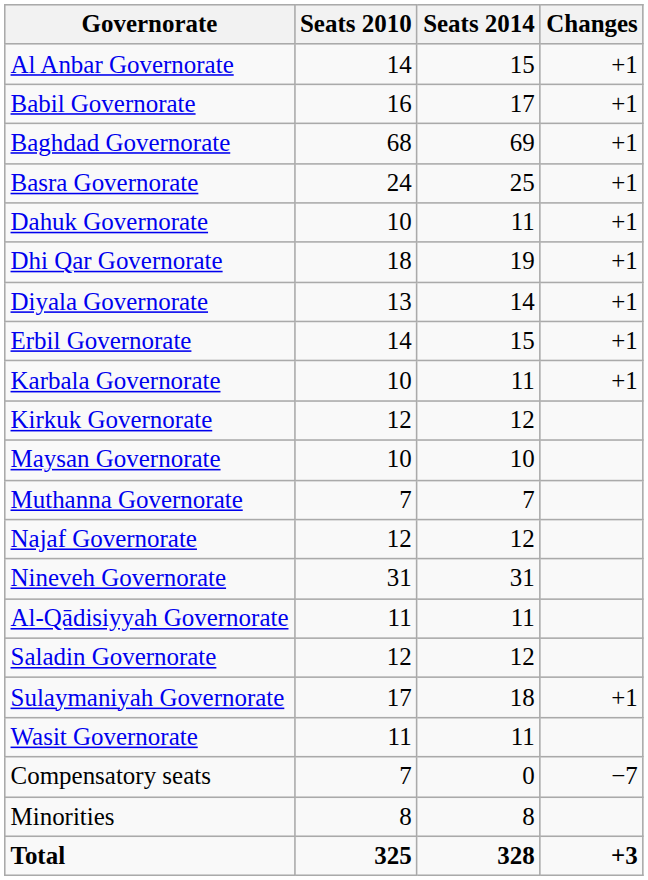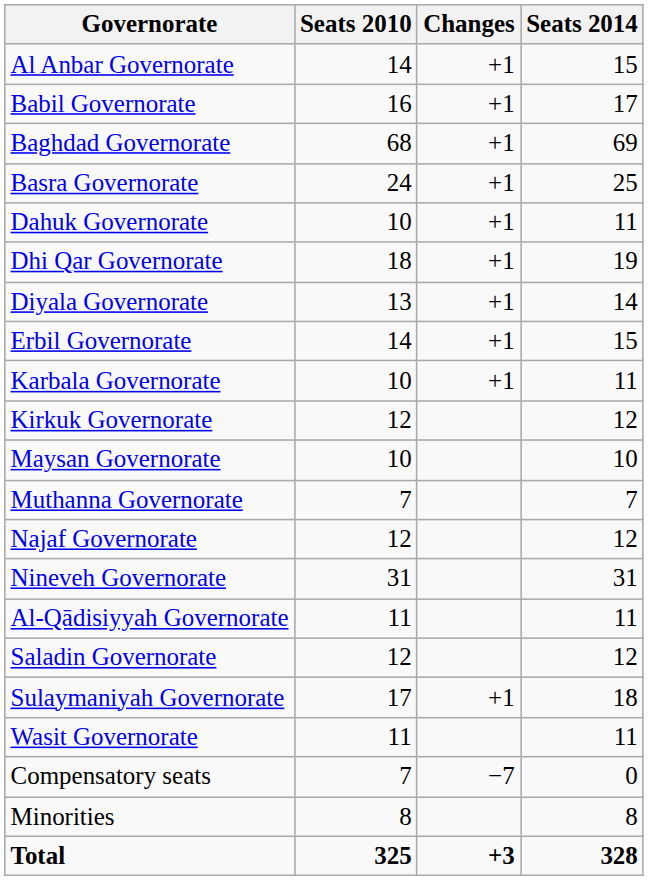columns swapped: (479, 24) <-> (592, 24)
